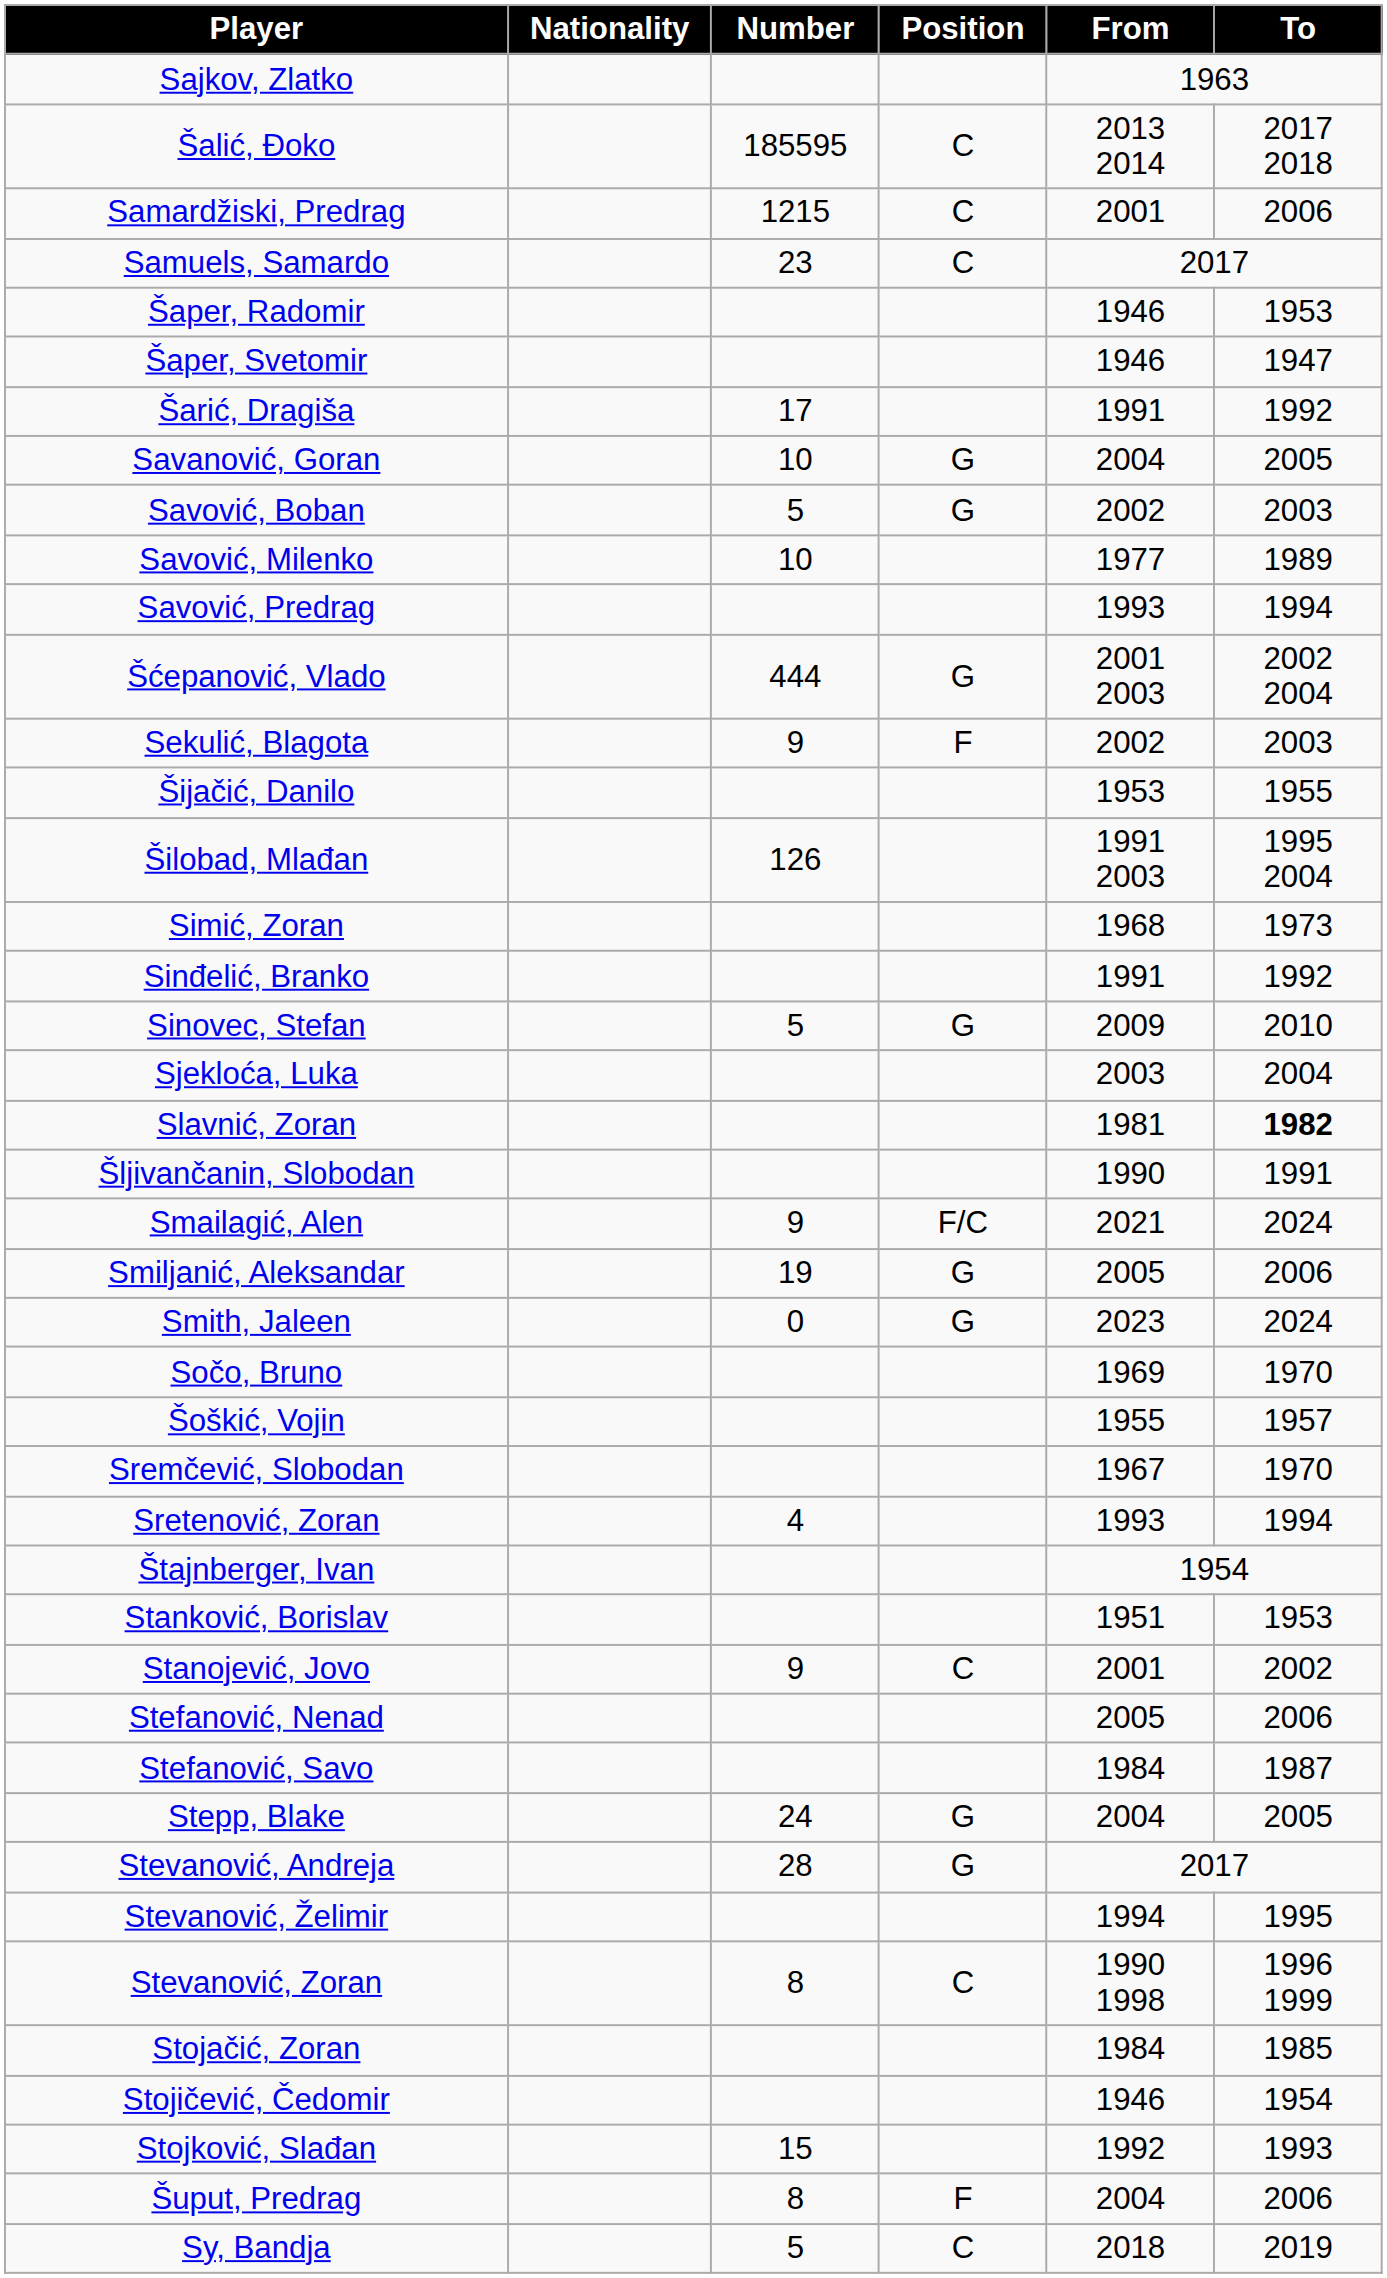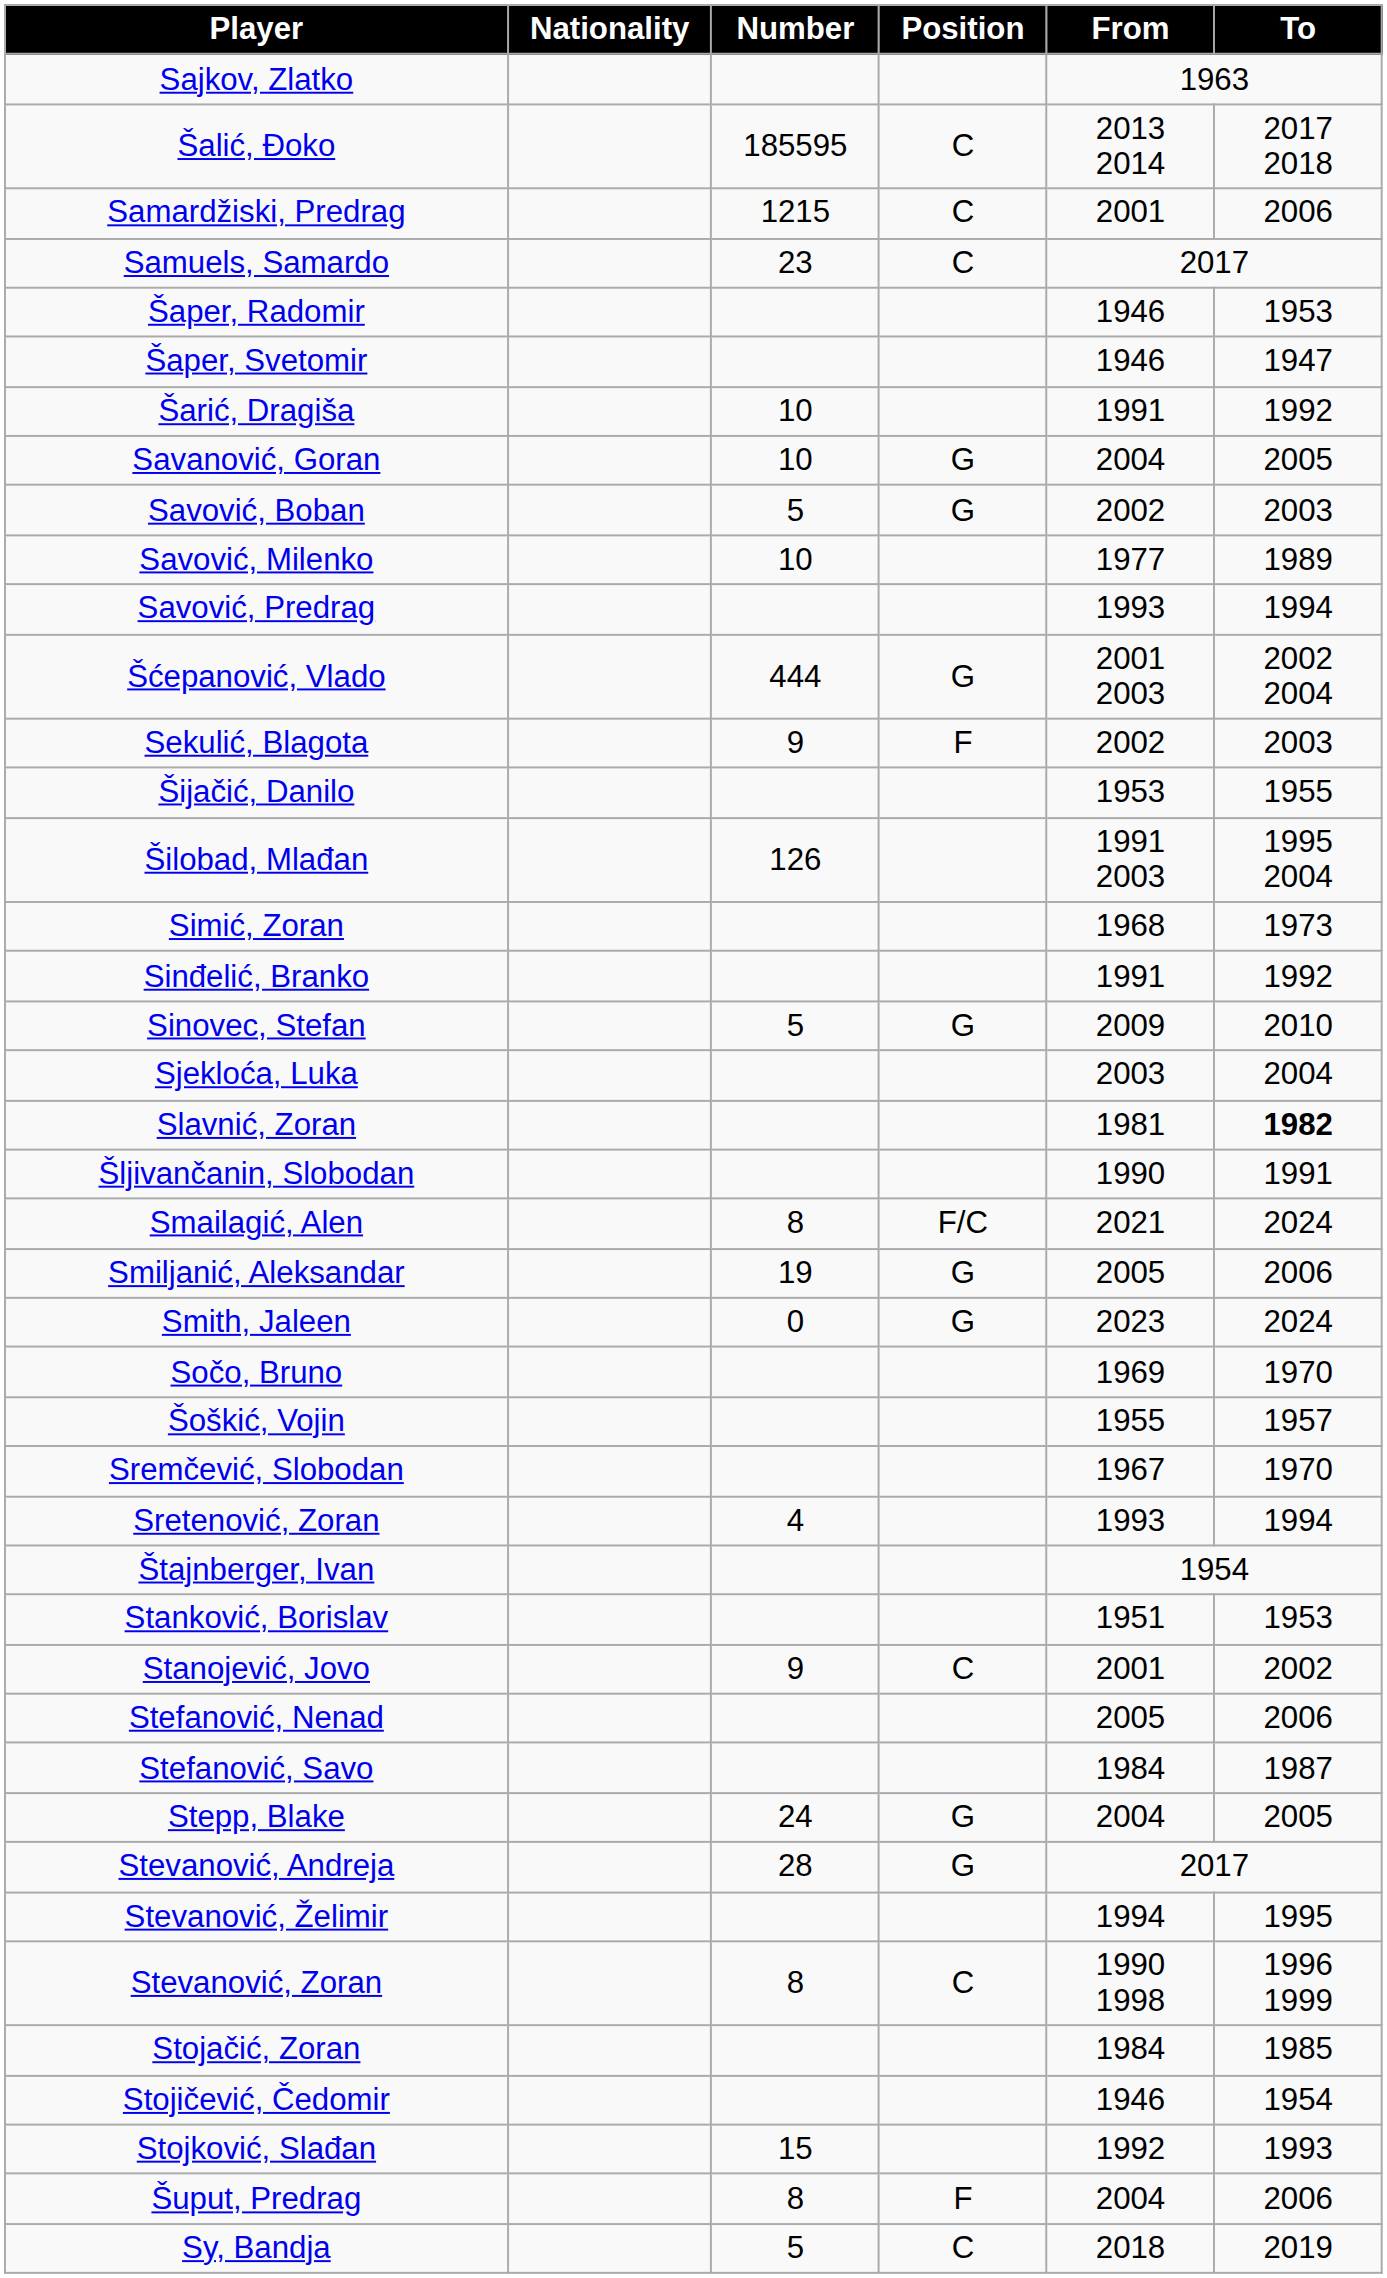(795, 410) 17 -> (795, 410) 10
(795, 1223) 9 -> (795, 1223) 8
